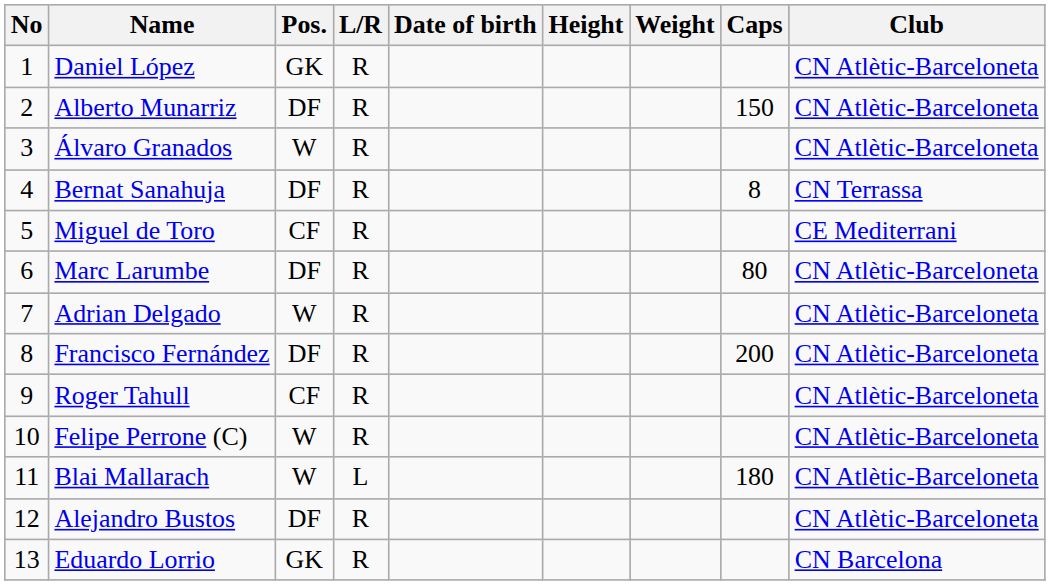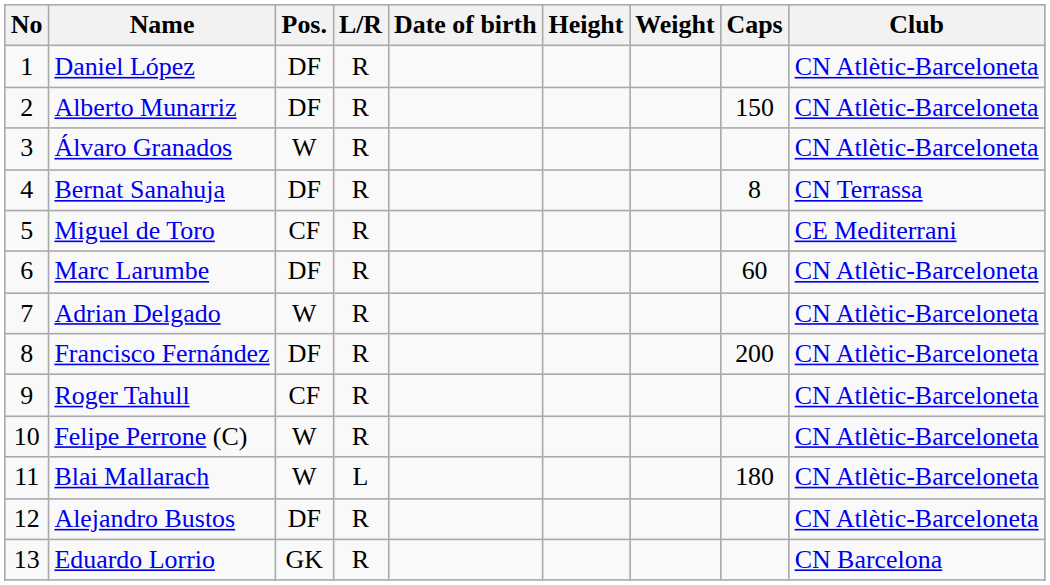(304, 66) GK -> (304, 66) DF
(755, 271) 80 -> (755, 271) 60
